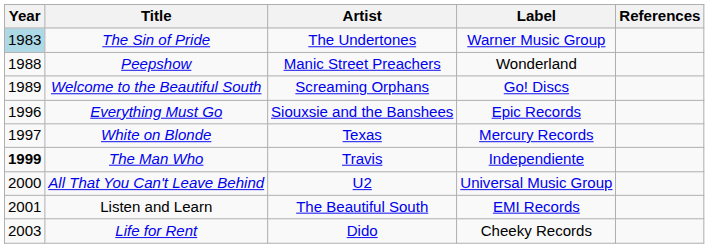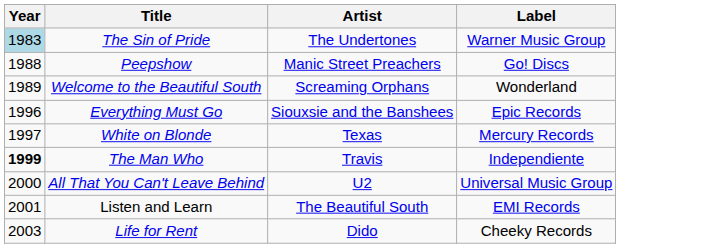- column: (660, 16)
(536, 64) Wonderland -> (536, 64) Go! Discs
(536, 87) Go! Discs -> (536, 87) Wonderland
